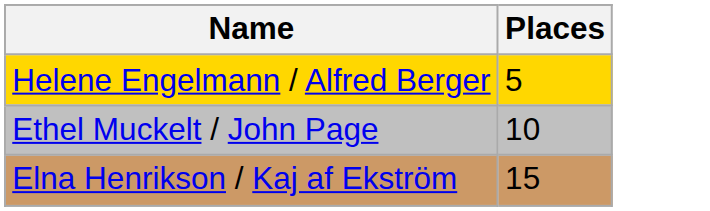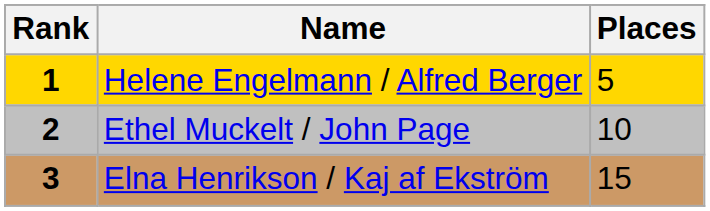+ column: (51, 29)
